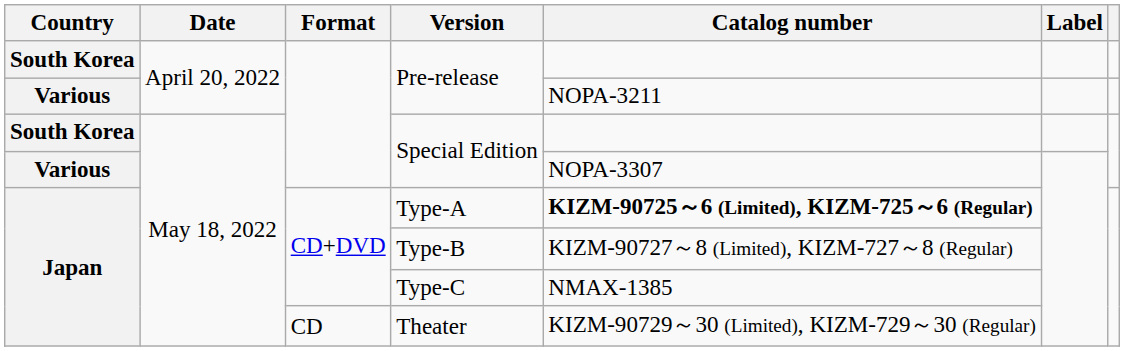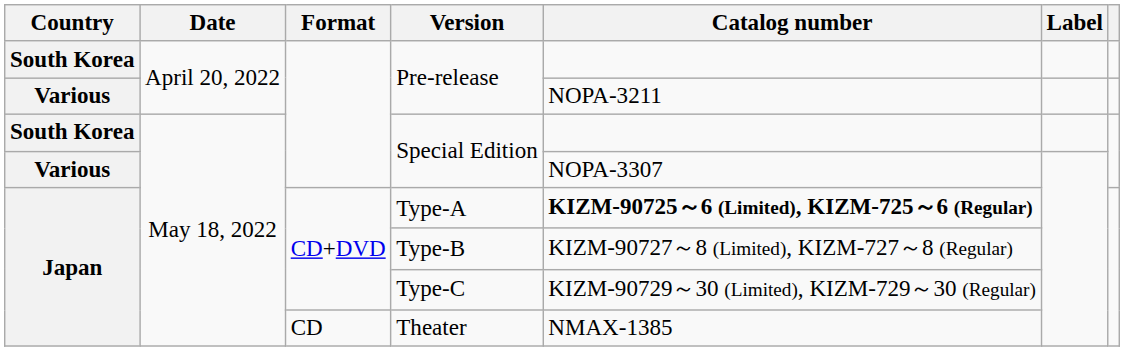(610, 287) NMAX-1385 -> (792, 288) KIZM-90729～30 (Limited), KIZM-729～30 (Regular)
(792, 325) KIZM-90729～30 (Limited), KIZM-729～30 (Regular) -> (610, 328) NMAX-1385
